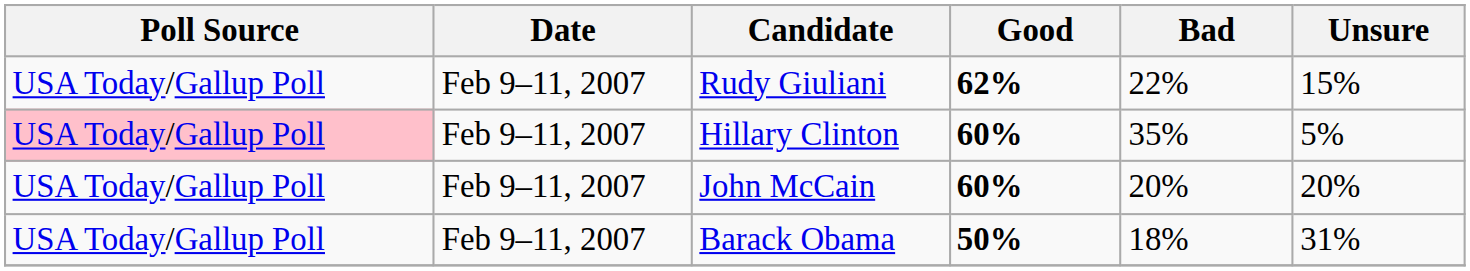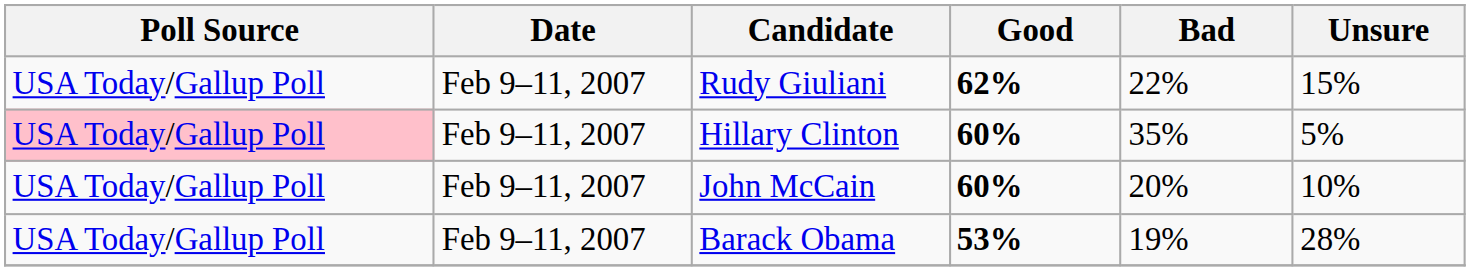(1330, 186) 20% -> (1330, 186) 10%
(990, 238) 50% -> (990, 238) 53%
(1159, 238) 18% -> (1159, 238) 19%
(1330, 238) 31% -> (1330, 238) 28%
